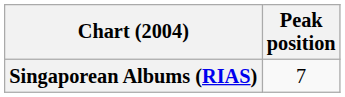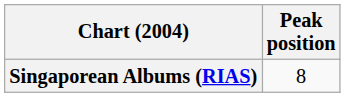(301, 75) 7 -> (301, 75) 8
